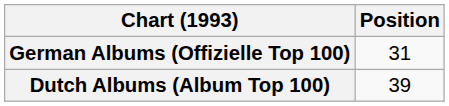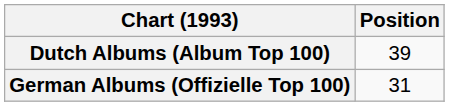rows swapped: (180, 85) <-> (180, 52)
